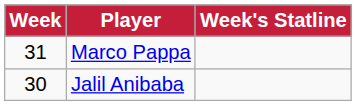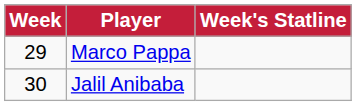(35, 52) 31 -> (35, 52) 29
